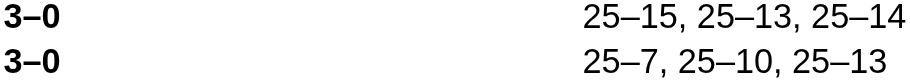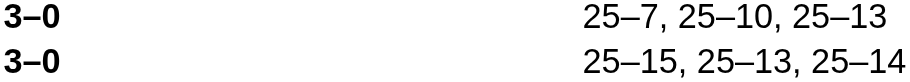rows swapped: (744, 16) <-> (735, 61)
